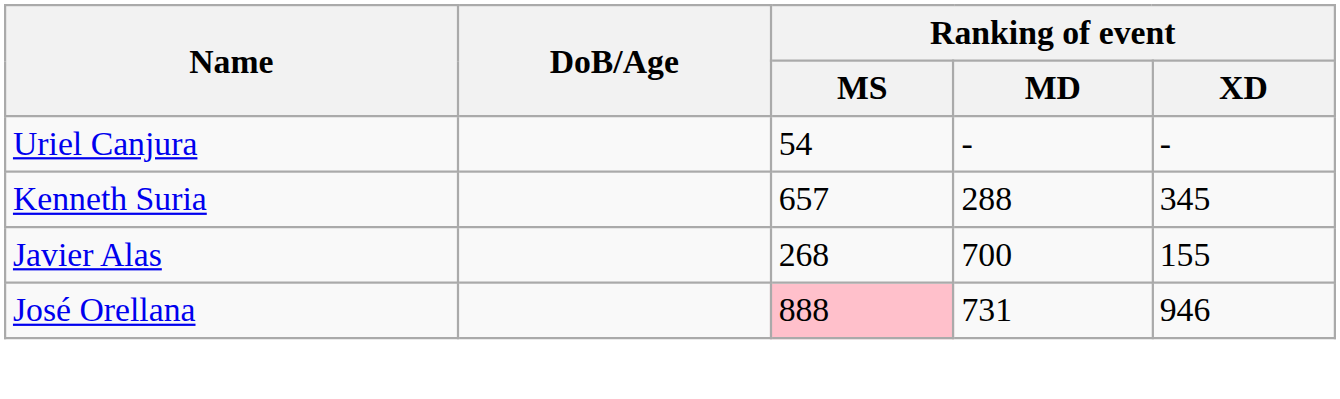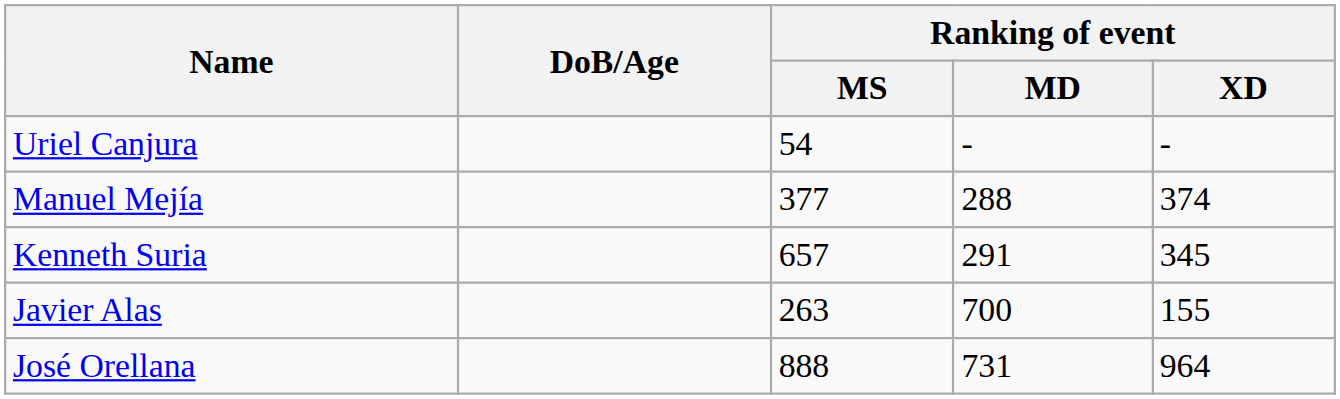+ row: (108, 199)
(987, 199) 288 -> (987, 255) 291
(804, 255) 268 -> (804, 310) 263
(804, 310) pink background -> (804, 366) no background
(1185, 310) 946 -> (1185, 366) 964
